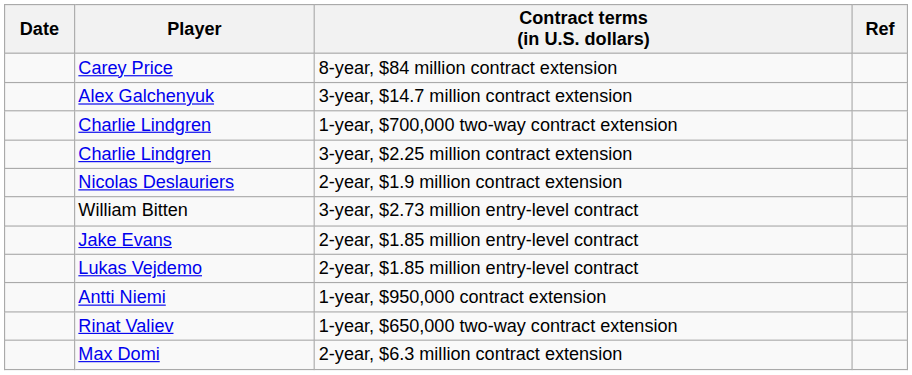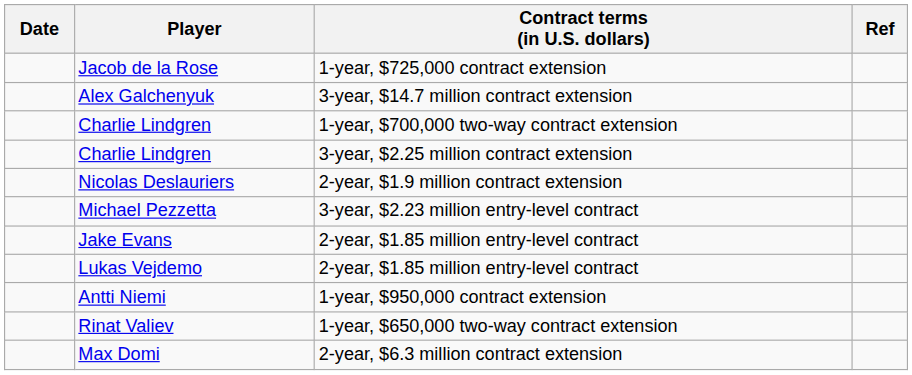+ row: (148, 67)
- row: (126, 67)
- row: (133, 211)
+ row: (147, 211)
